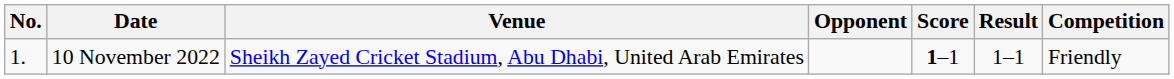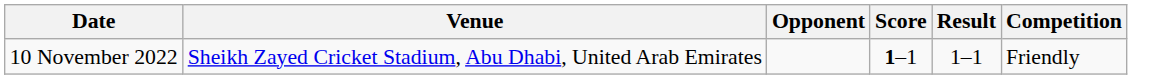- column: (26, 21)
